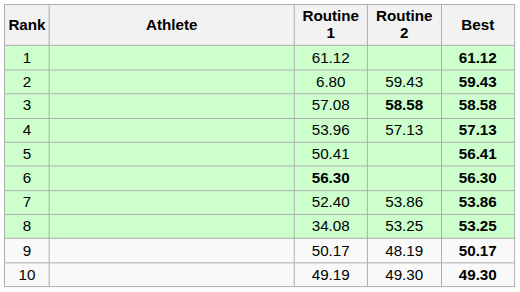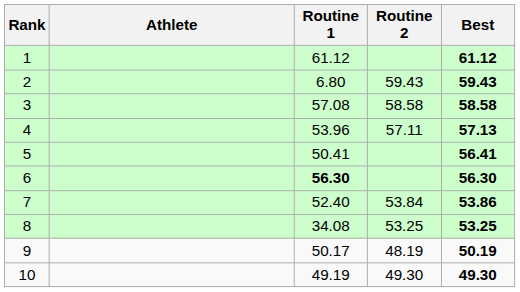(404, 105) bold -> (404, 105) normal
(404, 130) 57.13 -> (404, 130) 57.11
(404, 202) 53.86 -> (404, 202) 53.84
(478, 250) 50.17 -> (478, 250) 50.19
